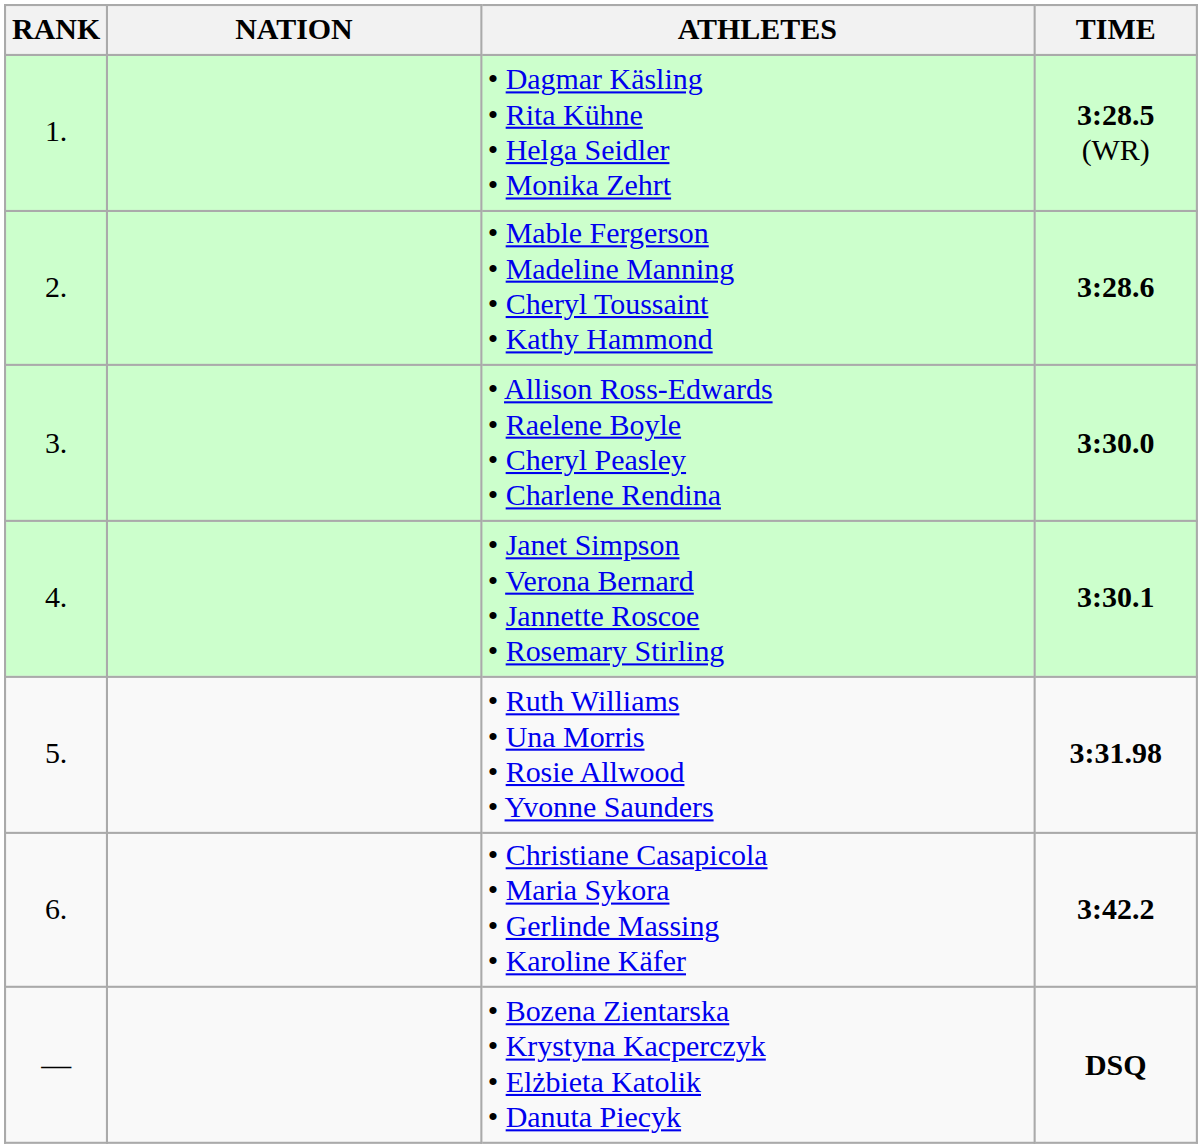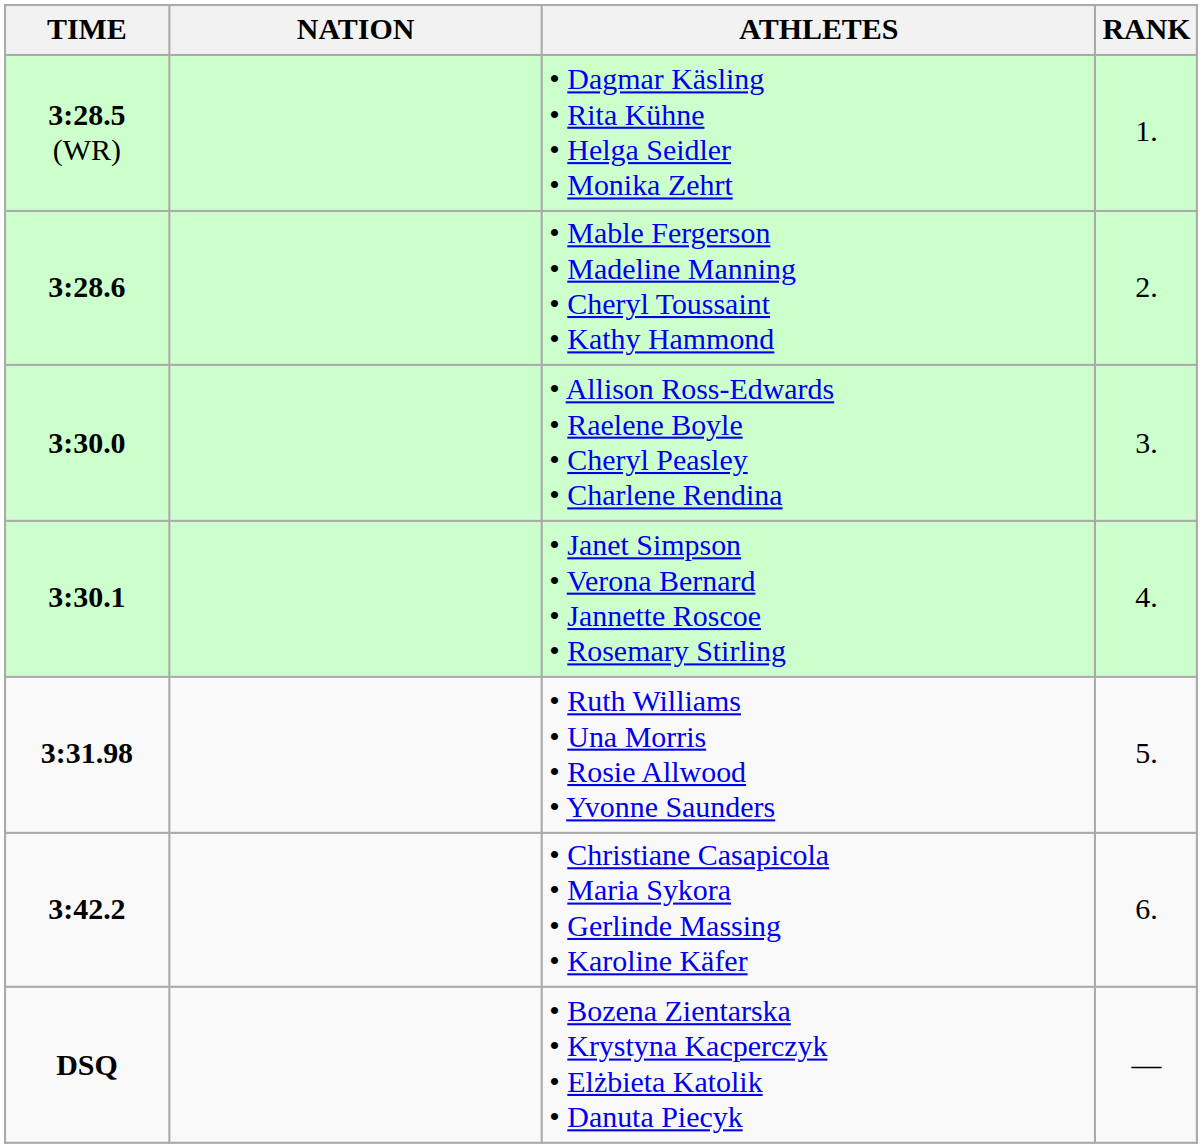columns swapped: (56, 29) <-> (1116, 29)
